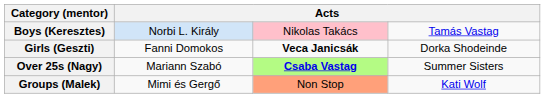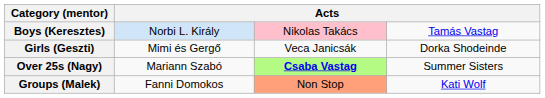(184, 48) Fanni Domokos -> (184, 48) Mimi és Gergő
(320, 48) bold -> (320, 48) normal
(184, 84) Mimi és Gergő -> (184, 84) Fanni Domokos
